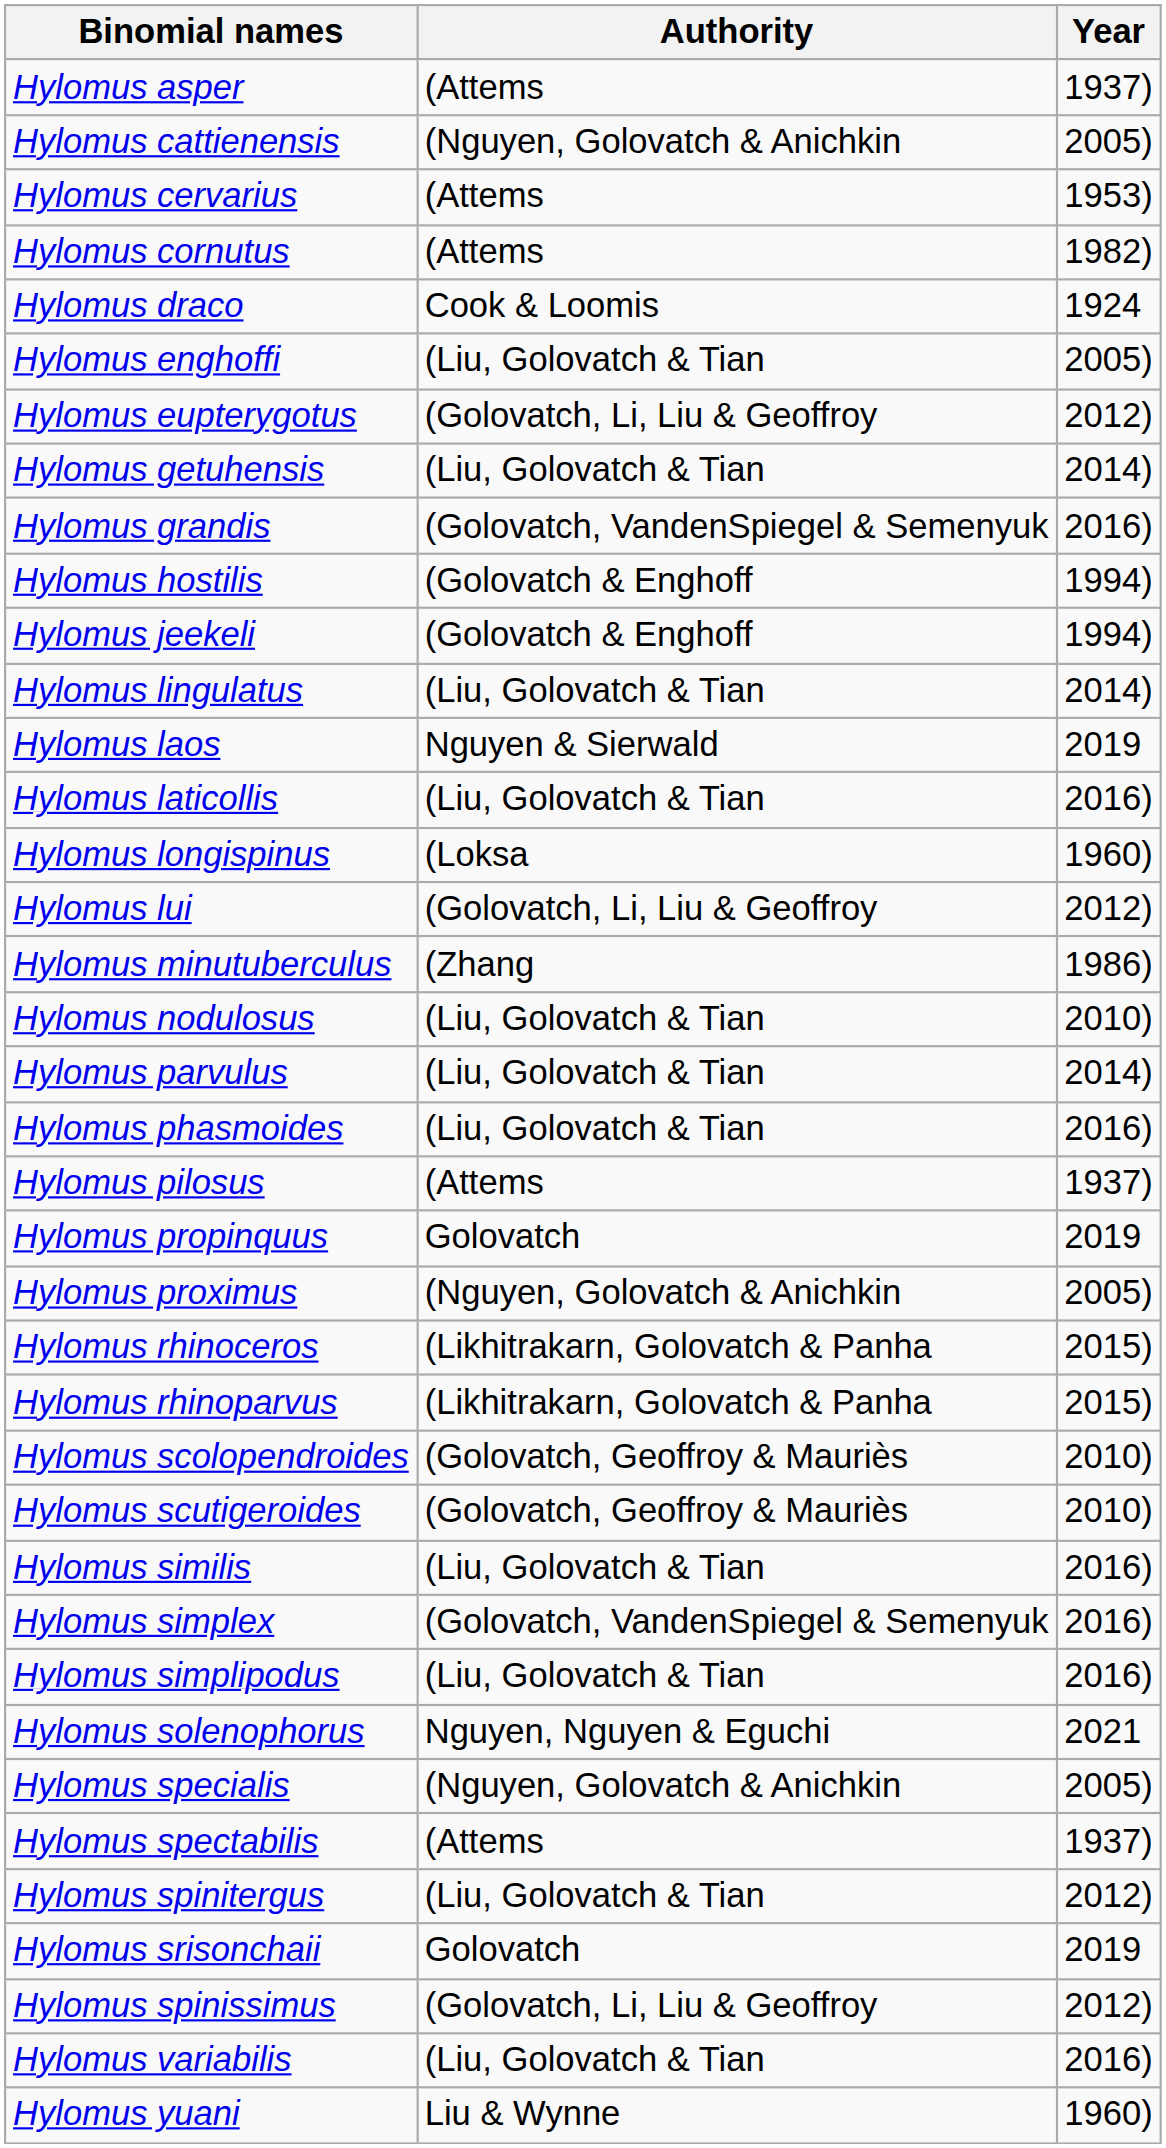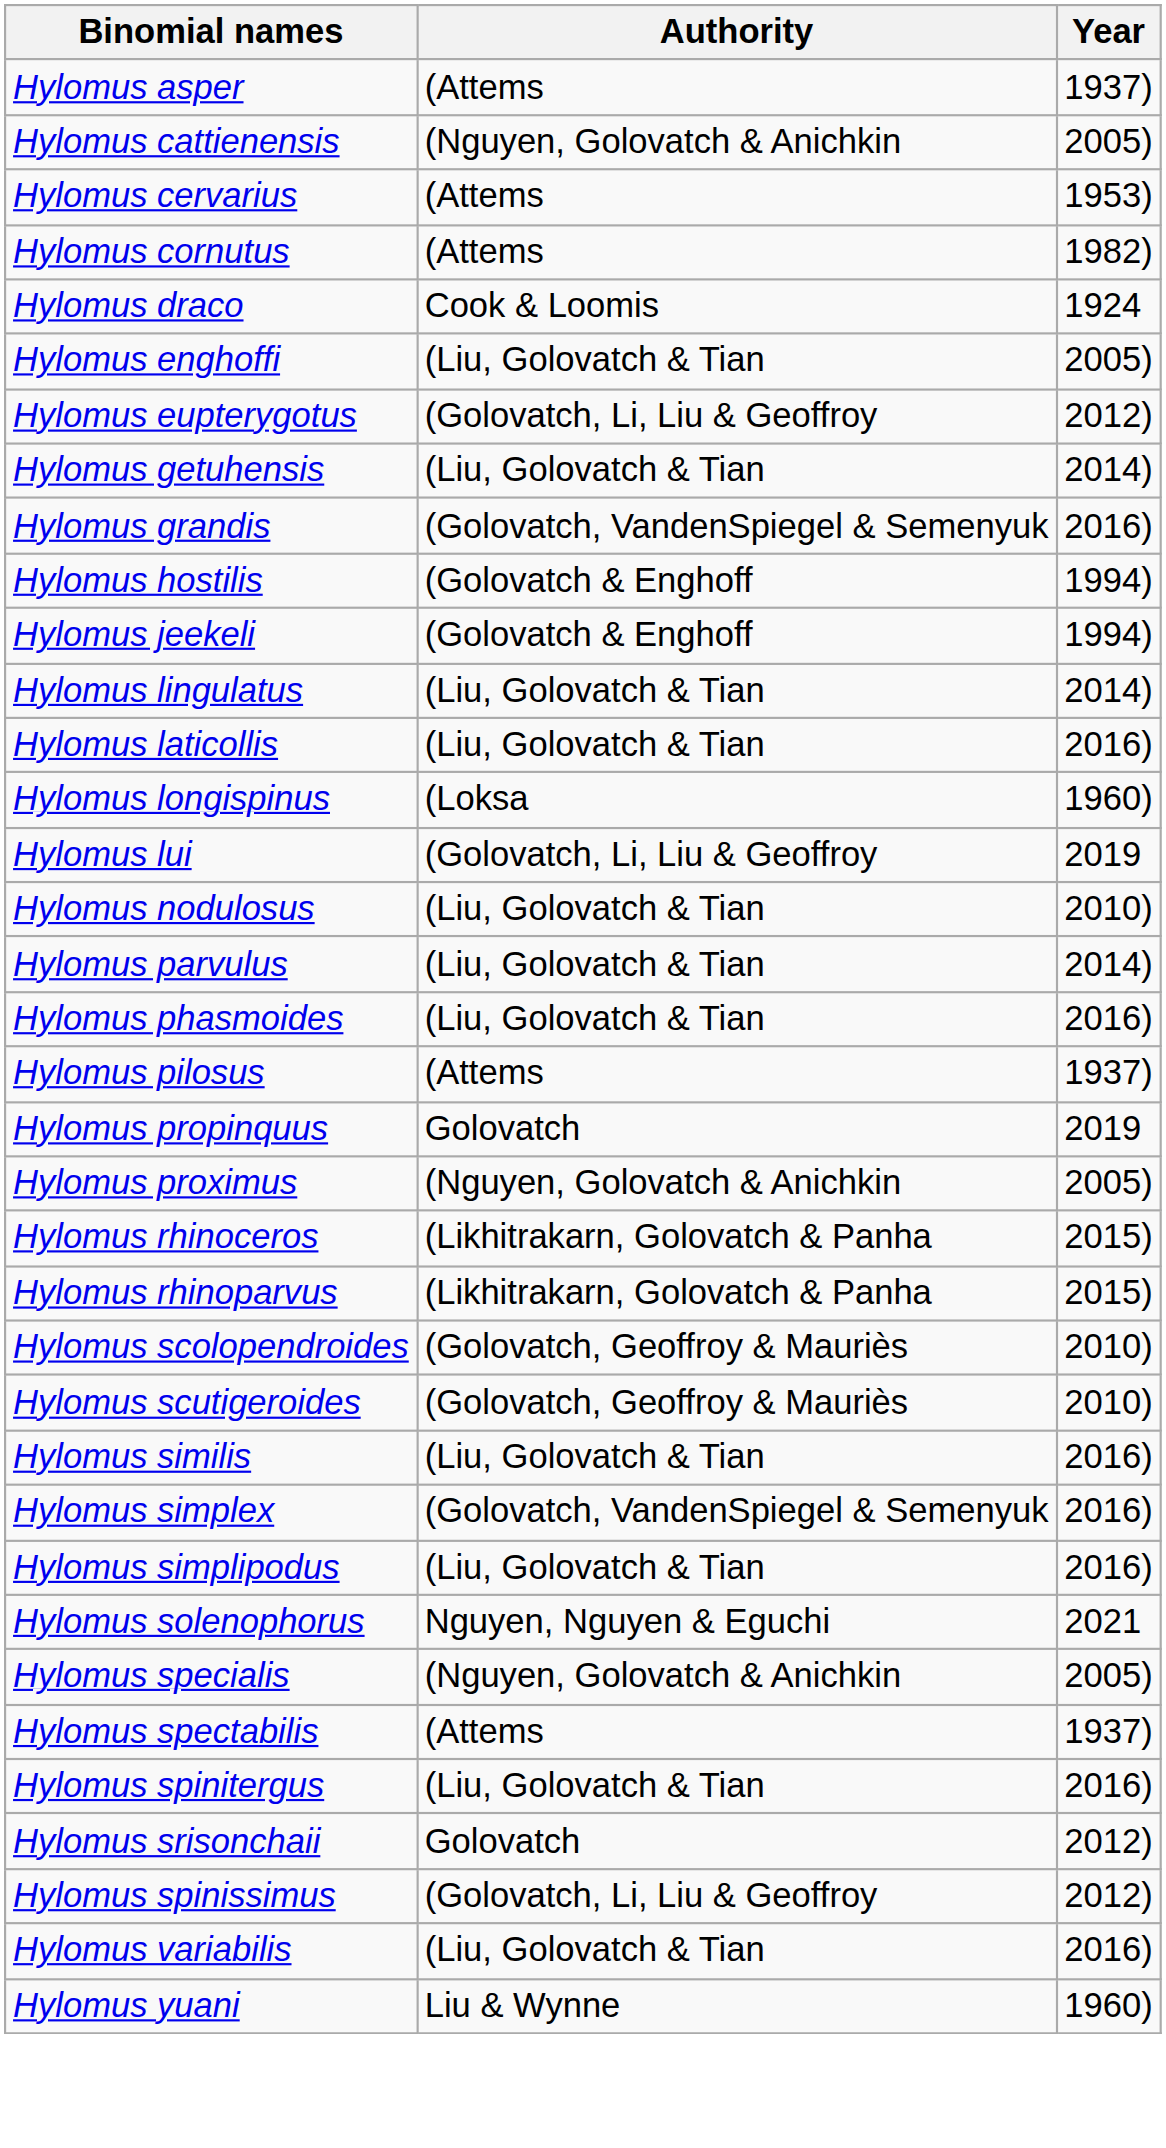- row: (117, 744)
(1109, 908) 2012) -> (1103, 854) 2019
- row: (202, 963)
(1109, 1895) 2012) -> (1109, 1785) 2016)
(1103, 1950) 2019 -> (1109, 1840) 2012)
